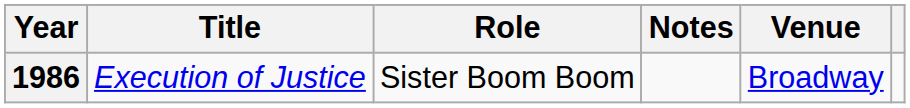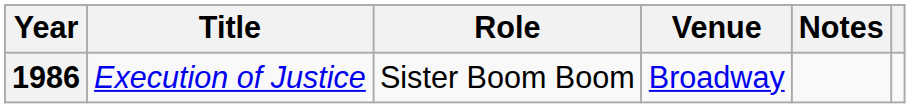columns swapped: (816, 28) <-> (691, 28)
